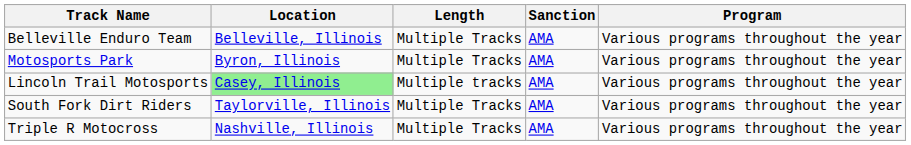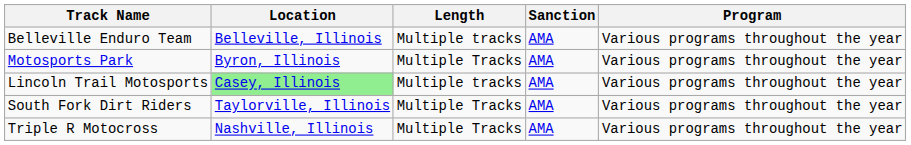(459, 39) Multiple Tracks -> (459, 39) Multiple tracks
